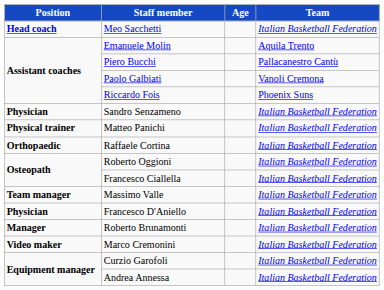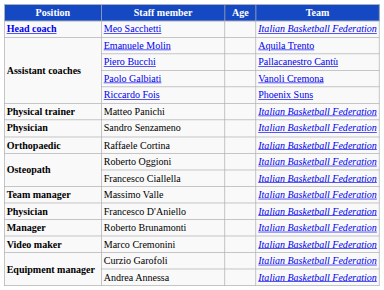rows swapped: (134, 128) <-> (142, 112)
